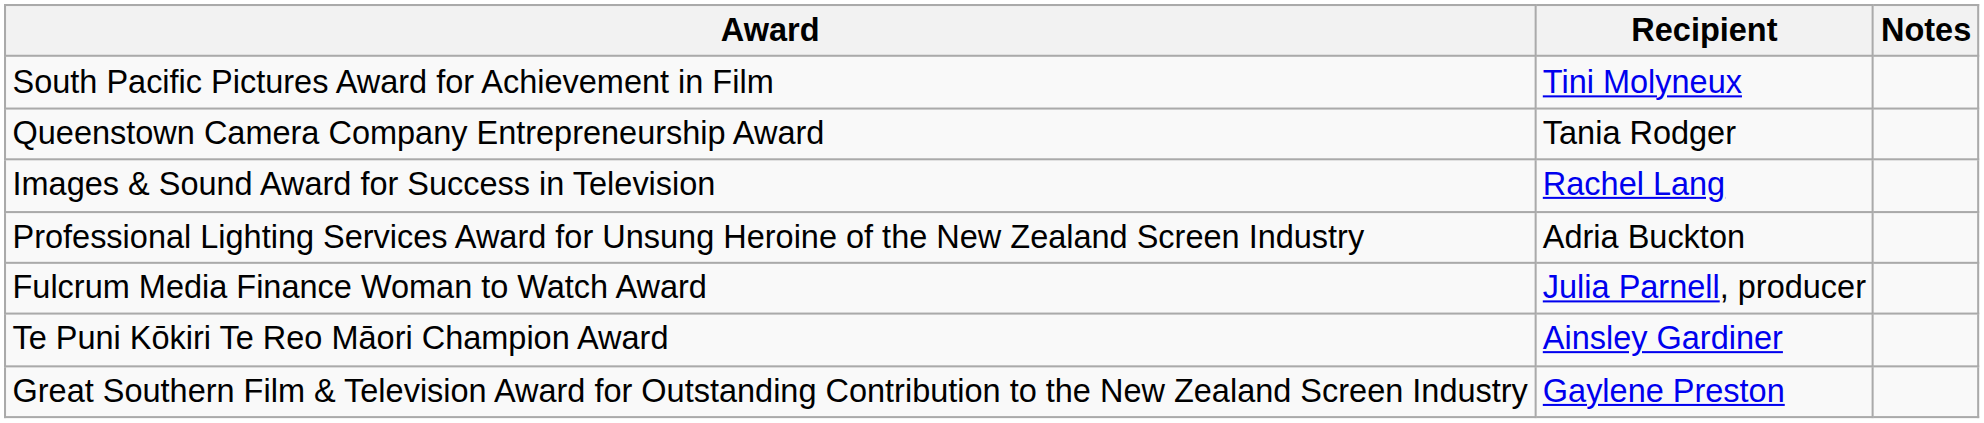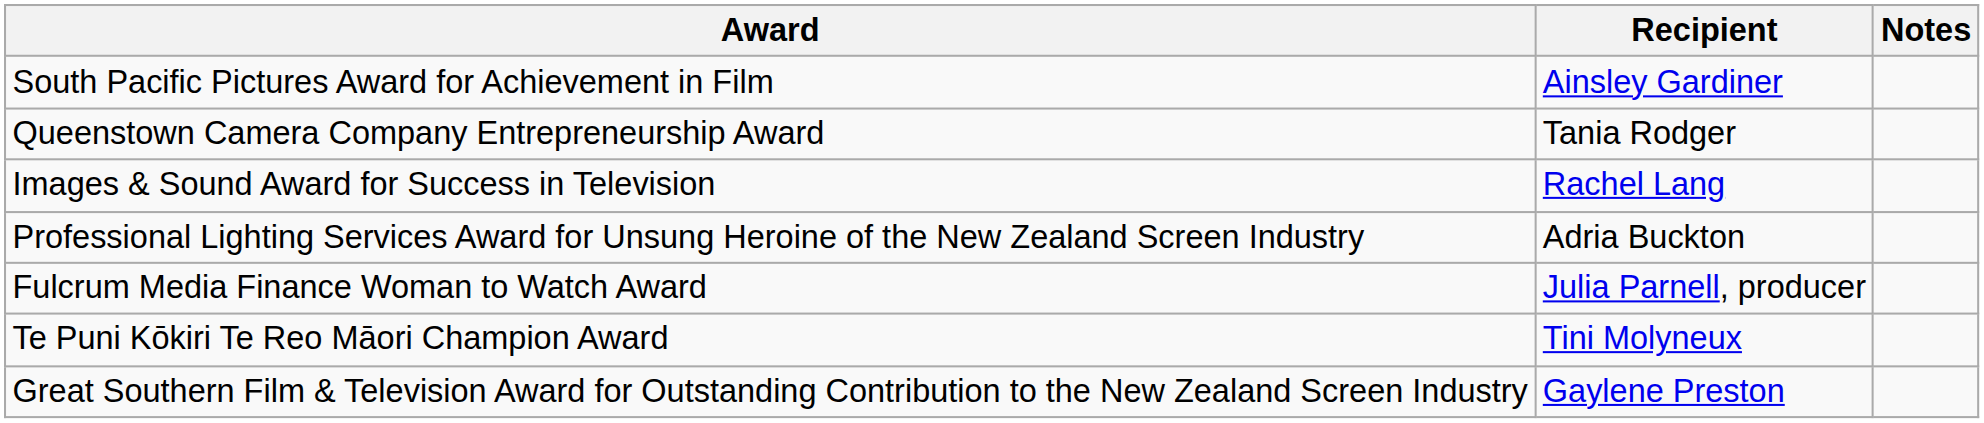(1642, 81) Tini Molyneux -> (1663, 81) Ainsley Gardiner
(1663, 339) Ainsley Gardiner -> (1642, 339) Tini Molyneux
